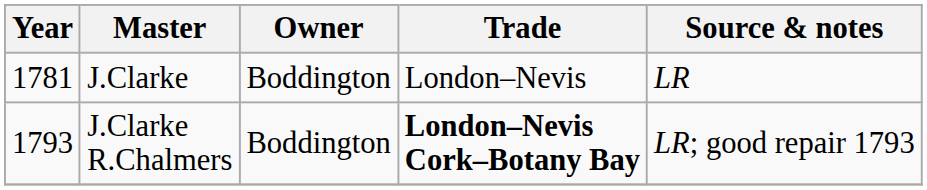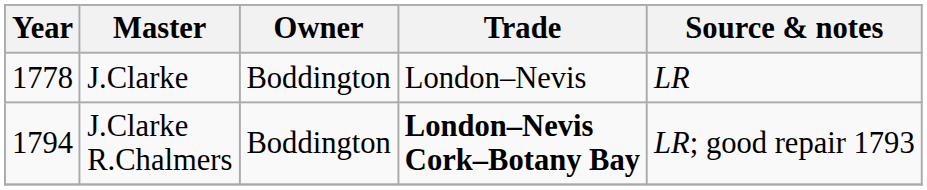(43, 77) 1781 -> (43, 77) 1778
(43, 142) 1793 -> (43, 142) 1794
